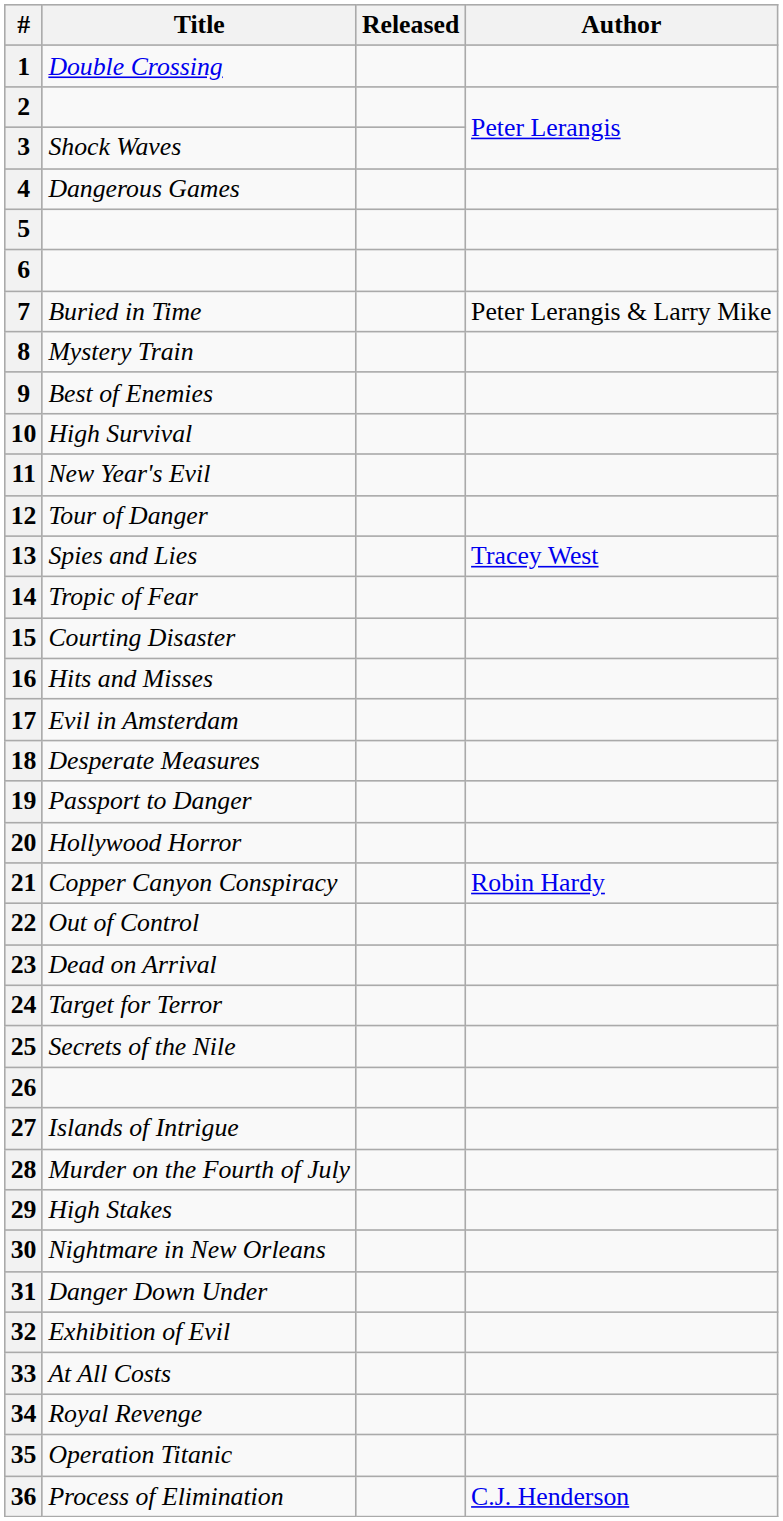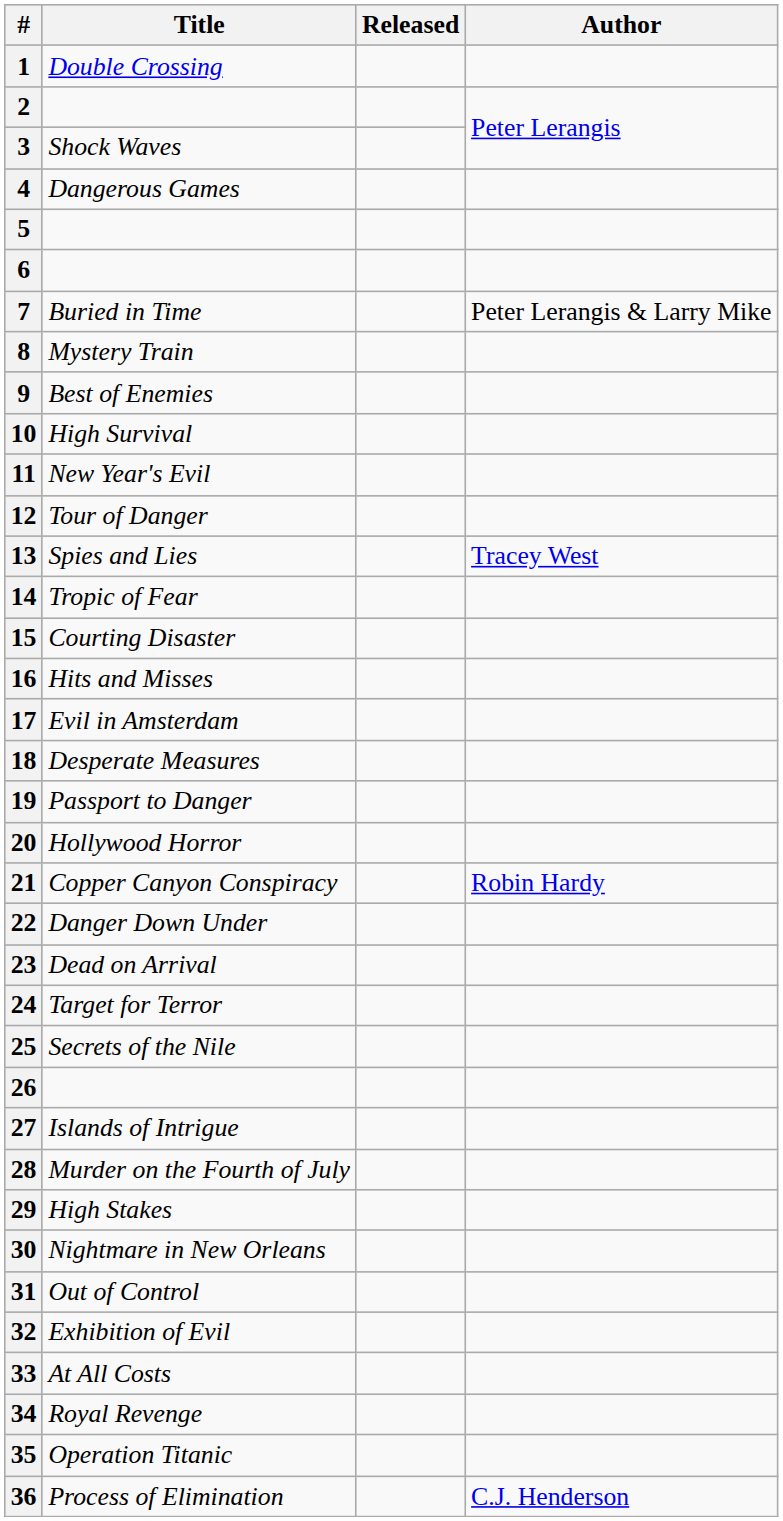(124, 923) Out of Control -> (158, 923) Danger Down Under
(158, 1291) Danger Down Under -> (124, 1291) Out of Control
